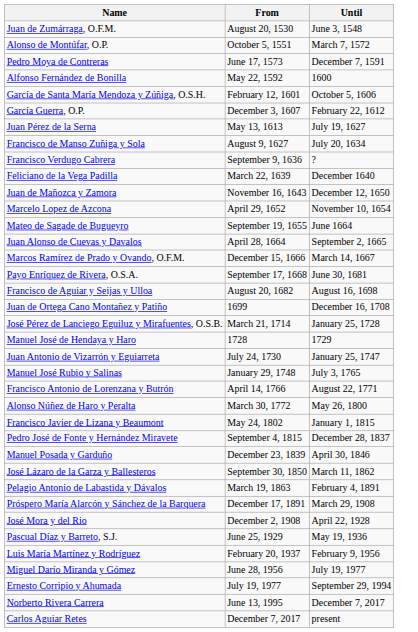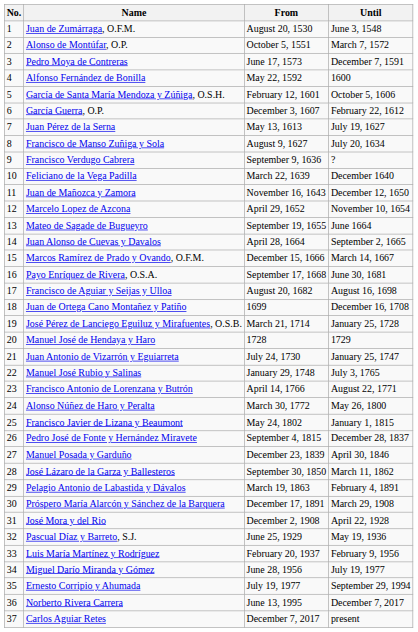+ column: (14, 13)
